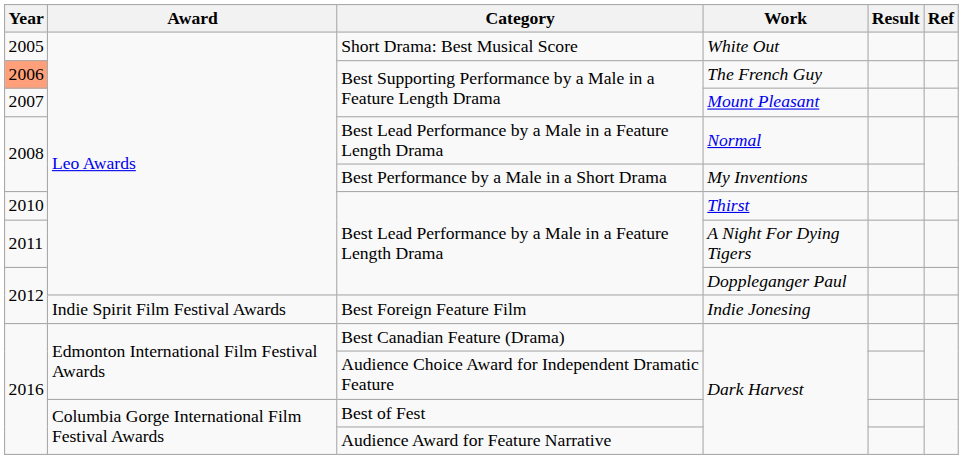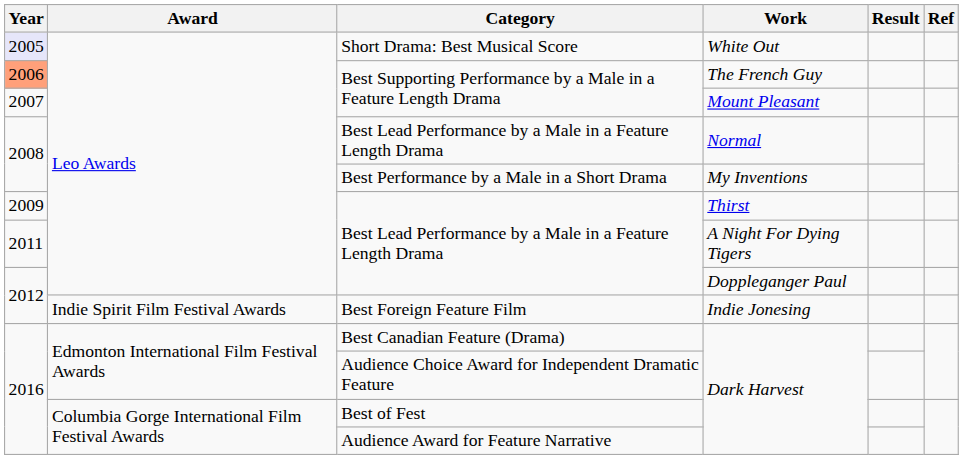(26, 46) no background -> (26, 46) lavender background
(26, 205) 2010 -> (26, 205) 2009
